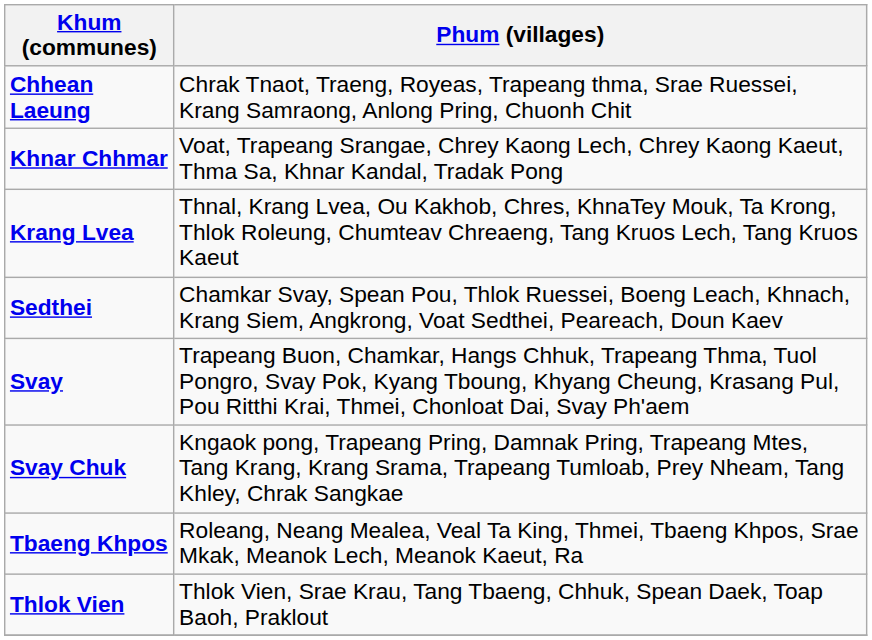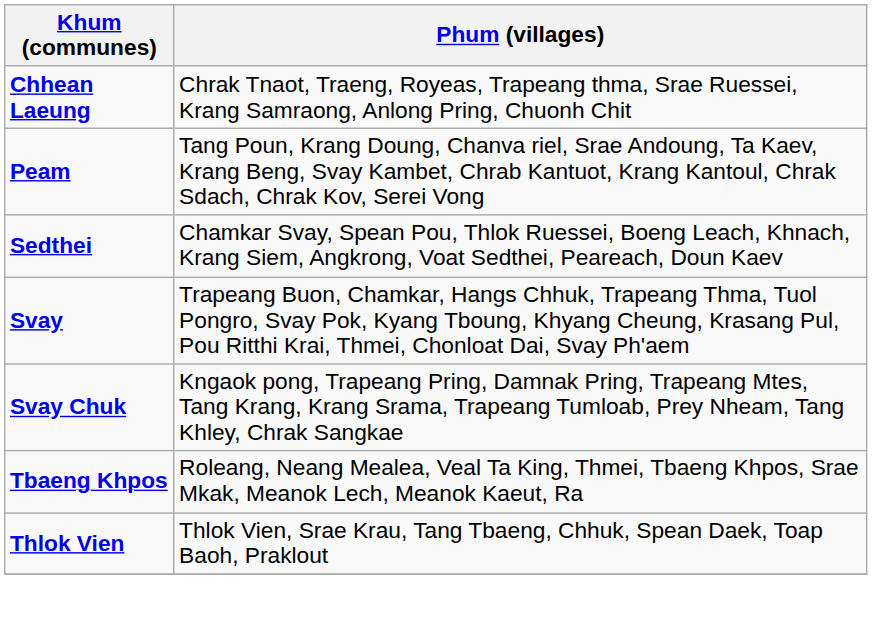- row: (89, 158)
- row: (72, 232)
+ row: (40, 171)
